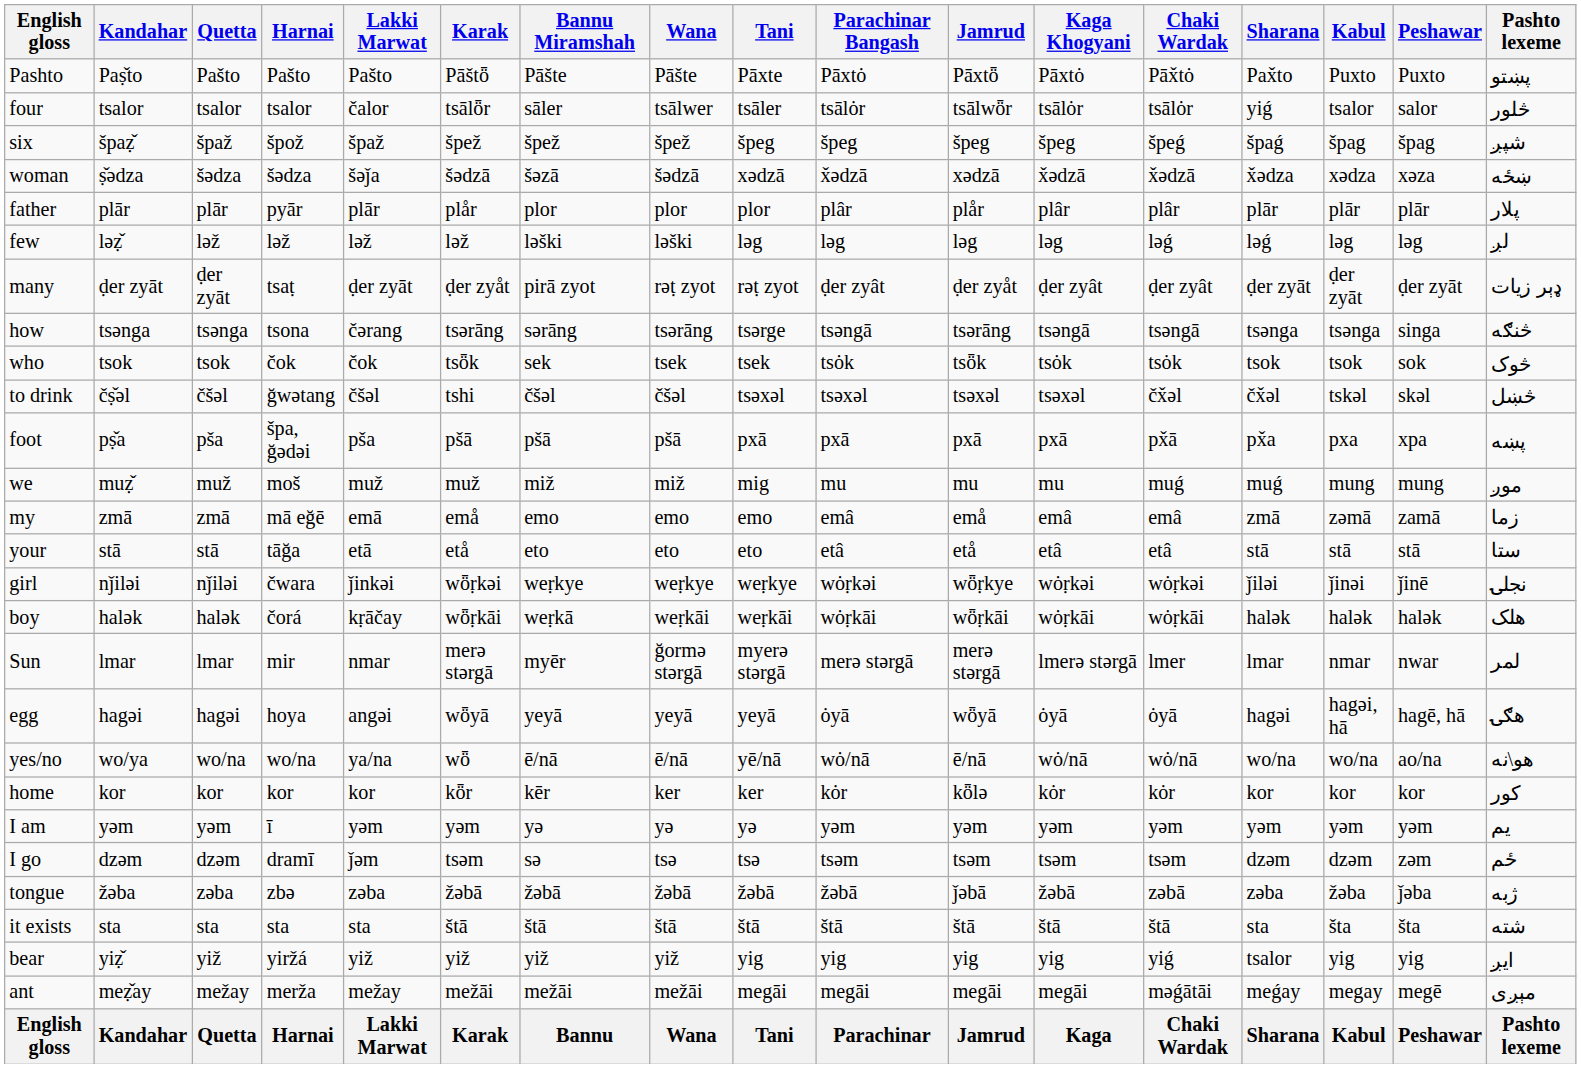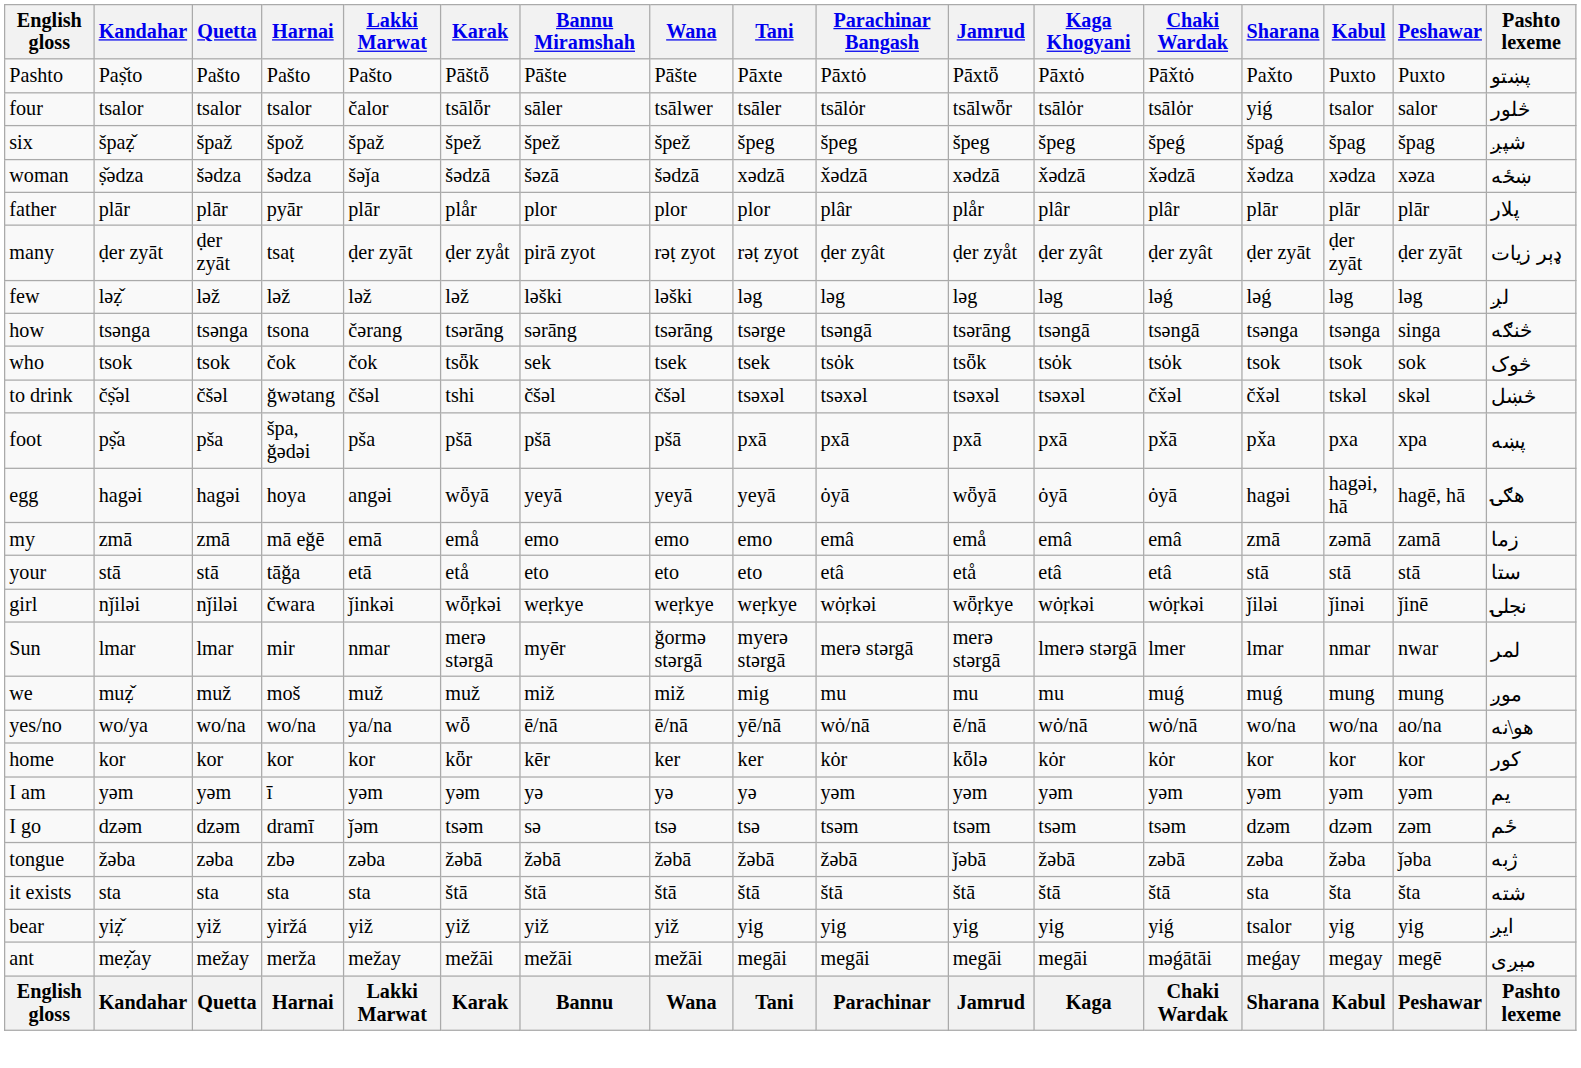rows swapped: (32, 285) <-> (24, 241)
rows swapped: (21, 484) <-> (24, 715)
- row: (24, 617)
